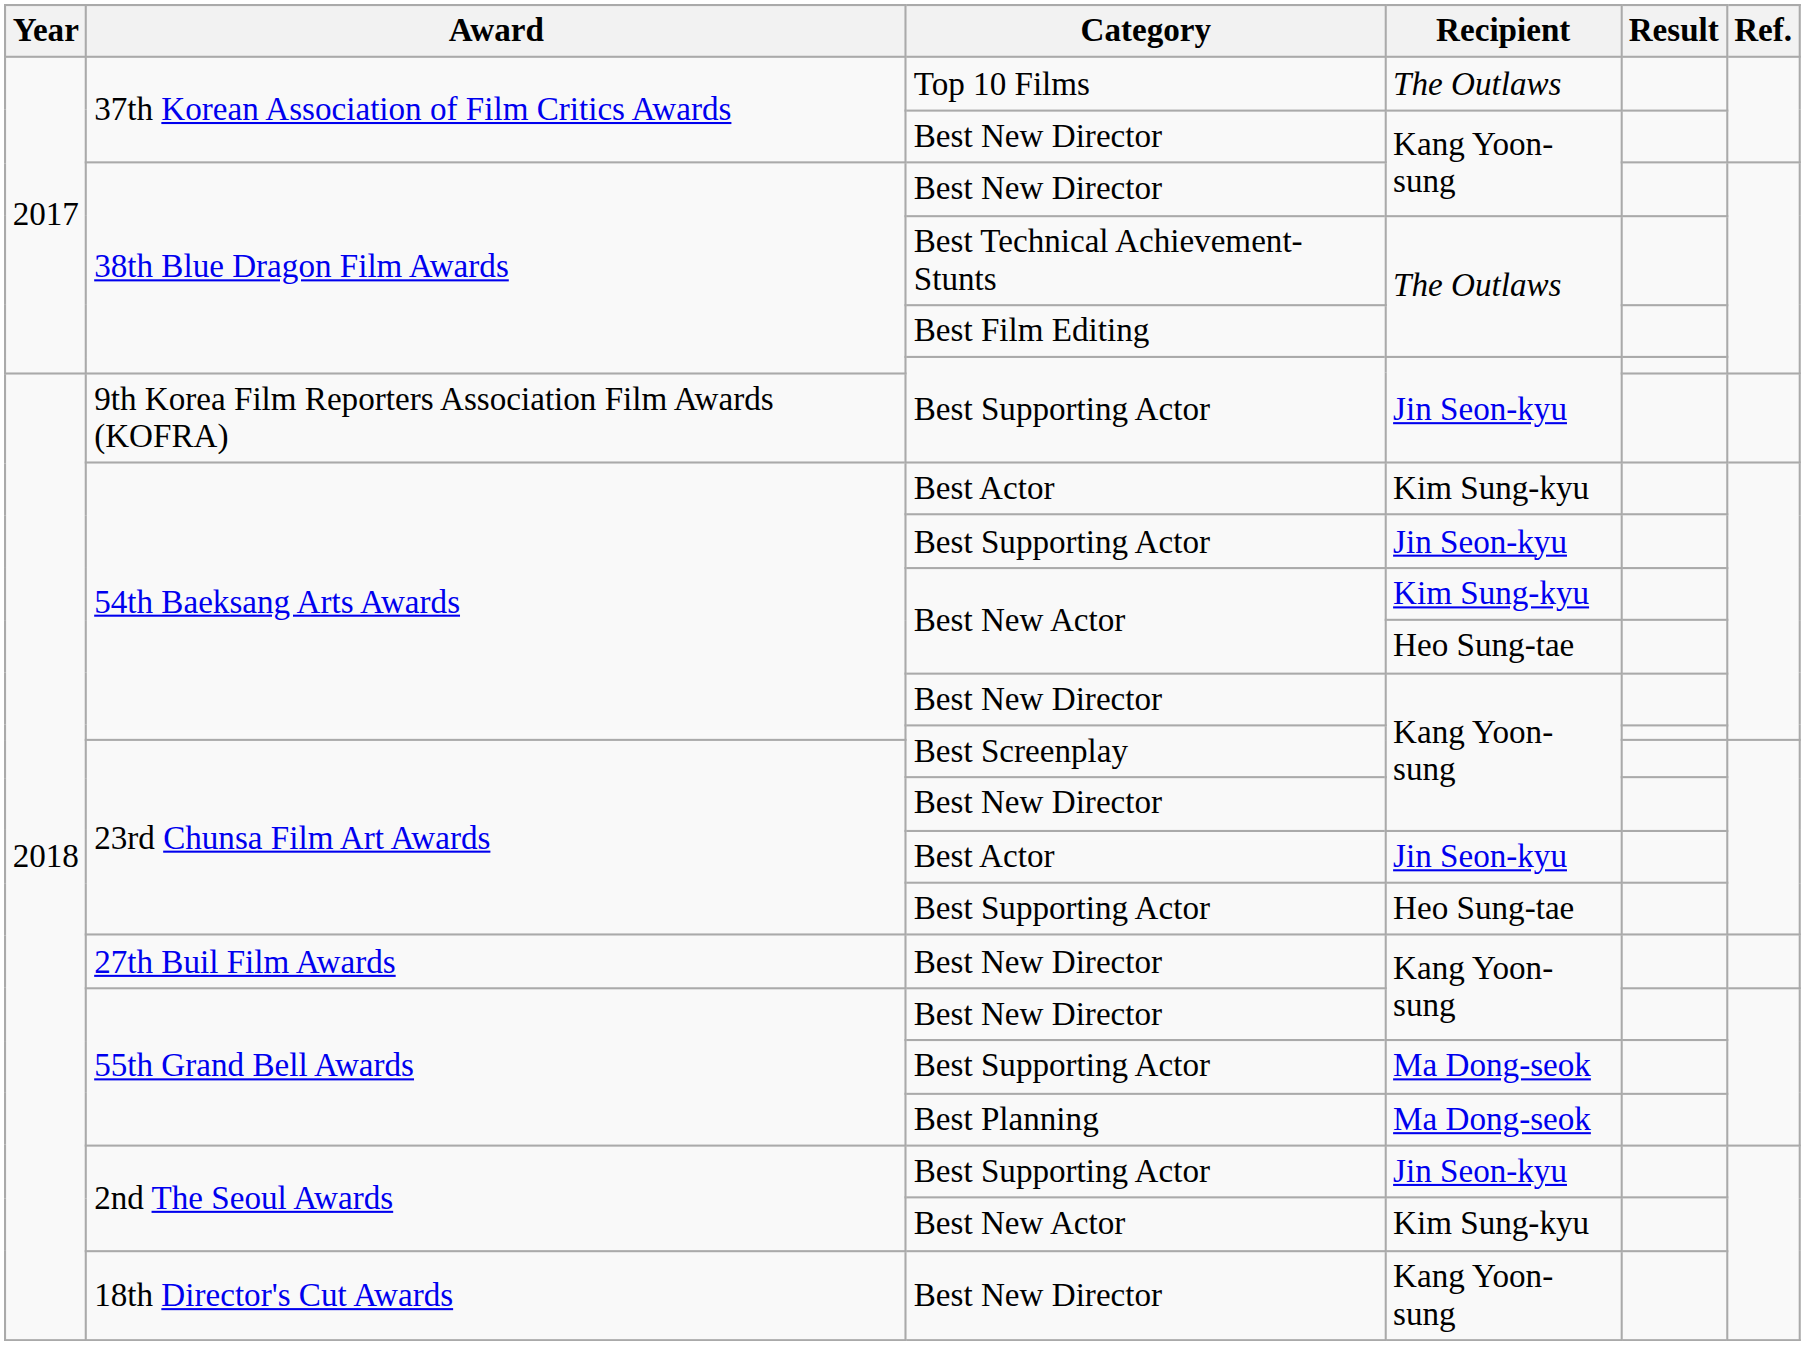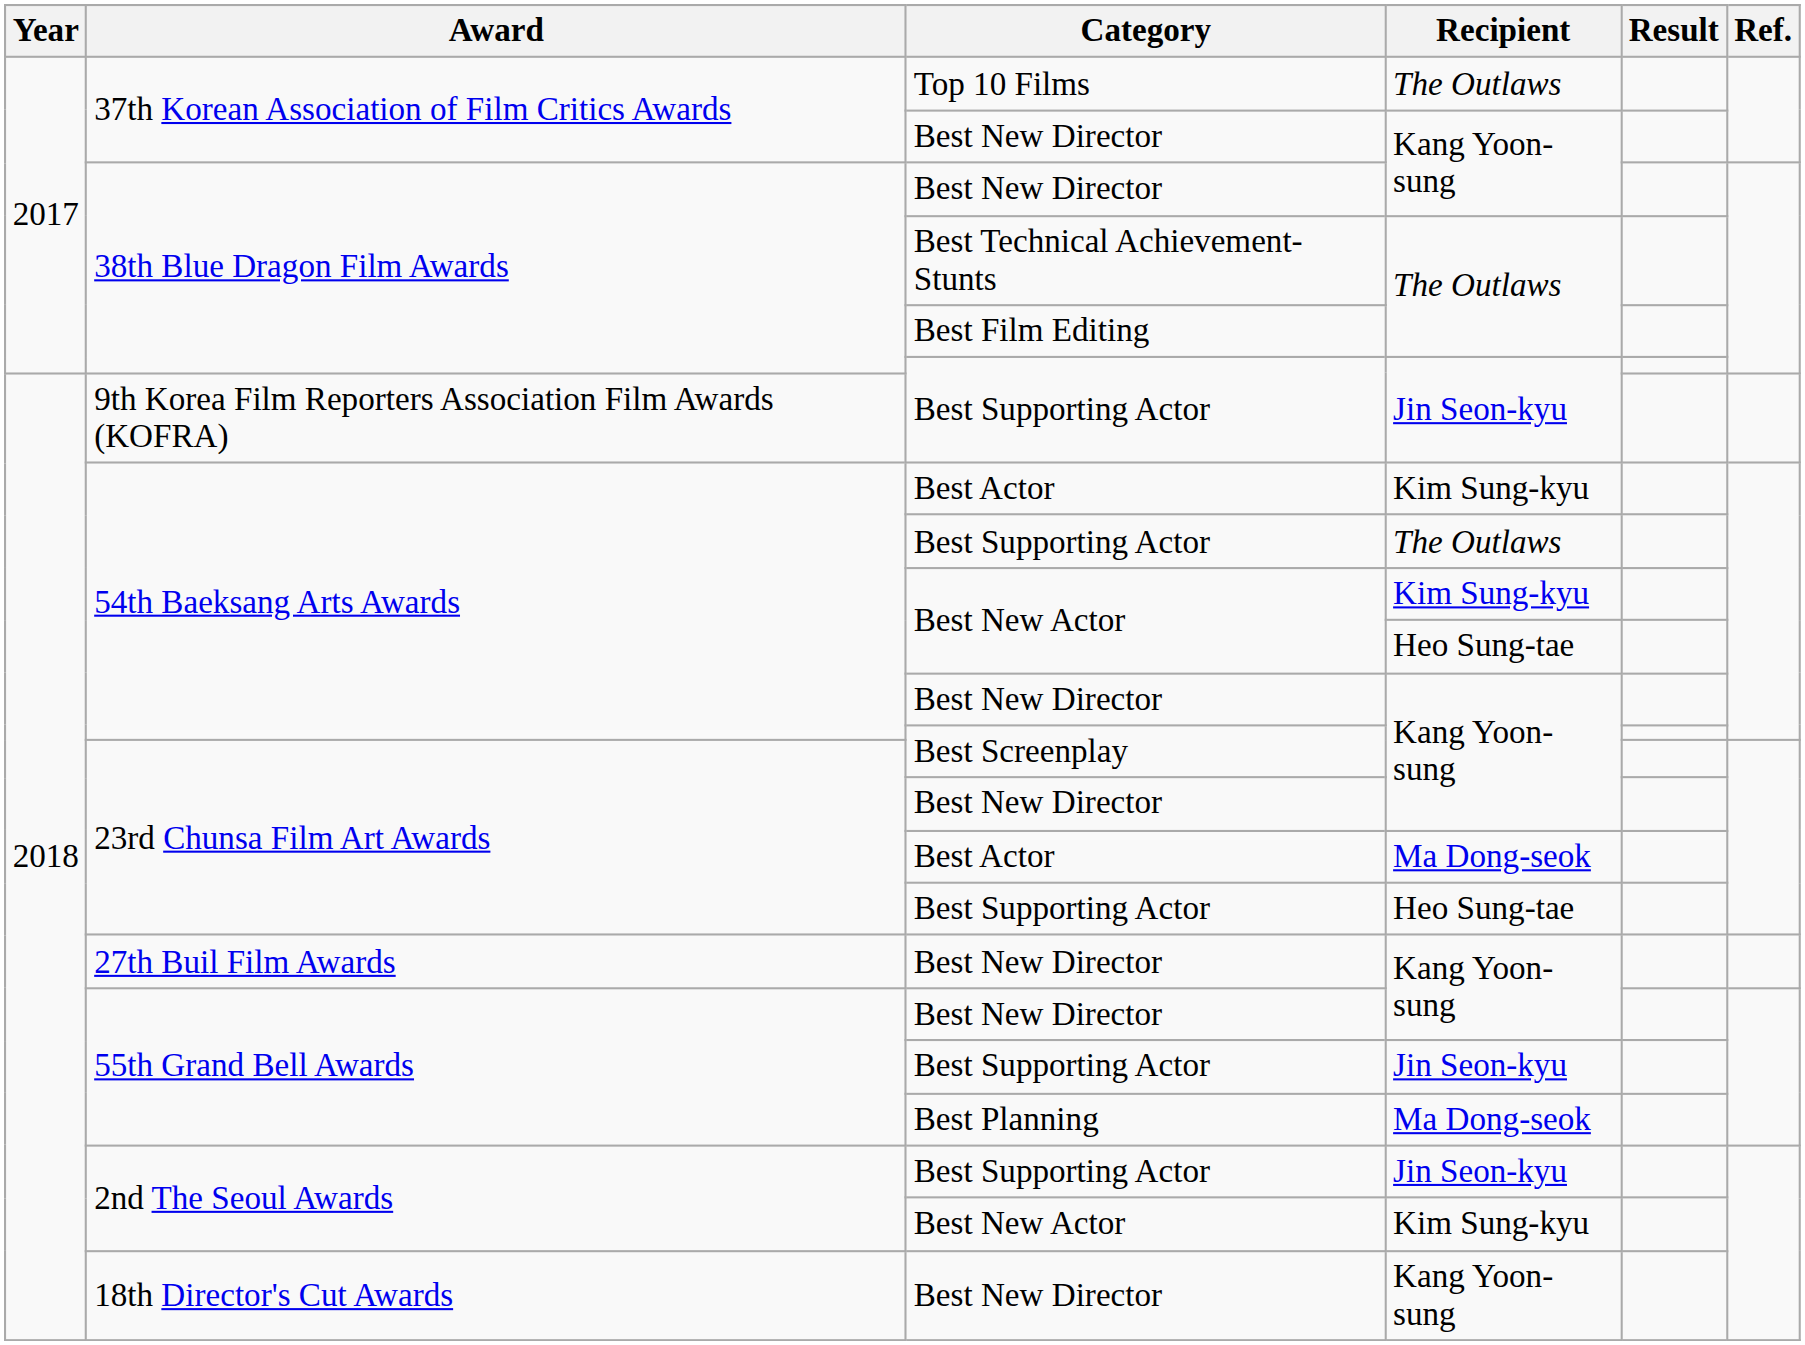(1480, 540) Jin Seon-kyu -> (1477, 540) The Outlaws
(1480, 855) Jin Seon-kyu -> (1492, 855) Ma Dong-seok
(1492, 1066) Ma Dong-seok -> (1480, 1066) Jin Seon-kyu
